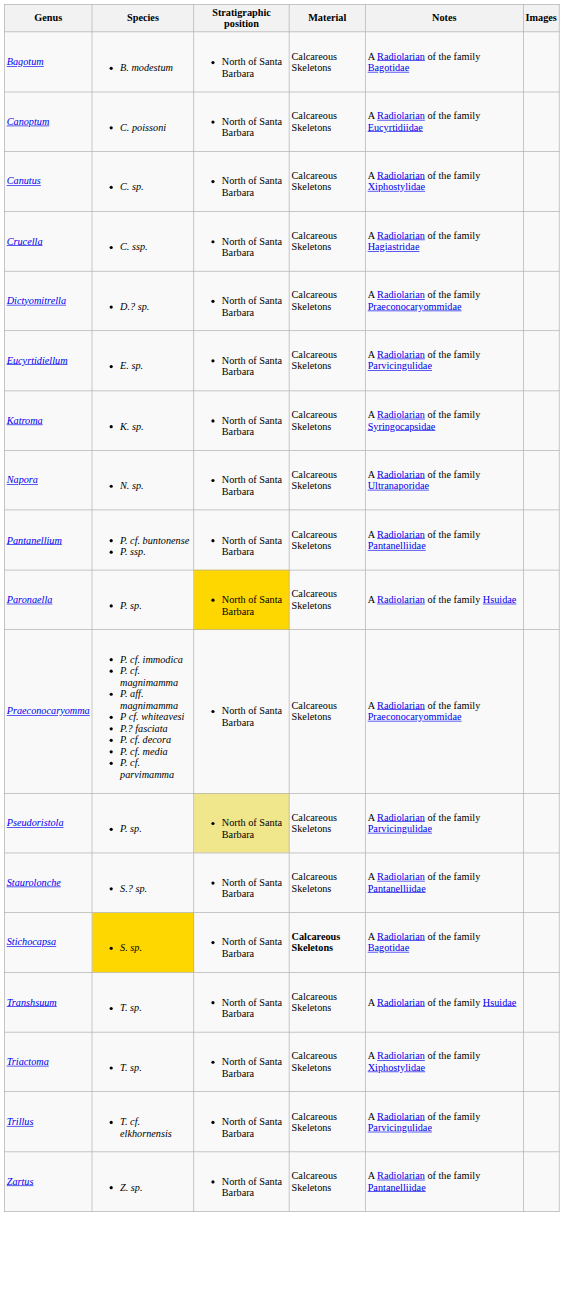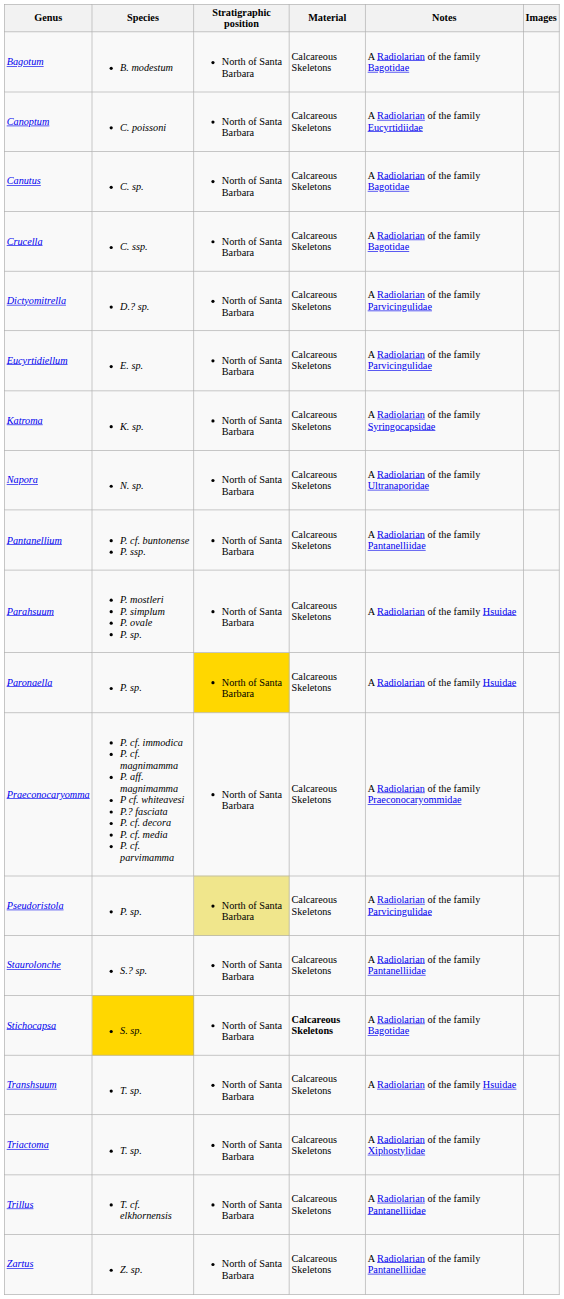(424, 181) A Radiolarian of the family Xiphostylidae -> (424, 181) A Radiolarian of the family Bagotidae
(424, 241) A Radiolarian of the family Hagiastridae -> (424, 241) A Radiolarian of the family Bagotidae
(424, 301) A Radiolarian of the family Praeconocaryommidae -> (424, 301) A Radiolarian of the family Parvicingulidae
+ row: (30, 611)
(424, 1121) A Radiolarian of the family Parvicingulidae -> (424, 1204) A Radiolarian of the family Pantanelliidae
